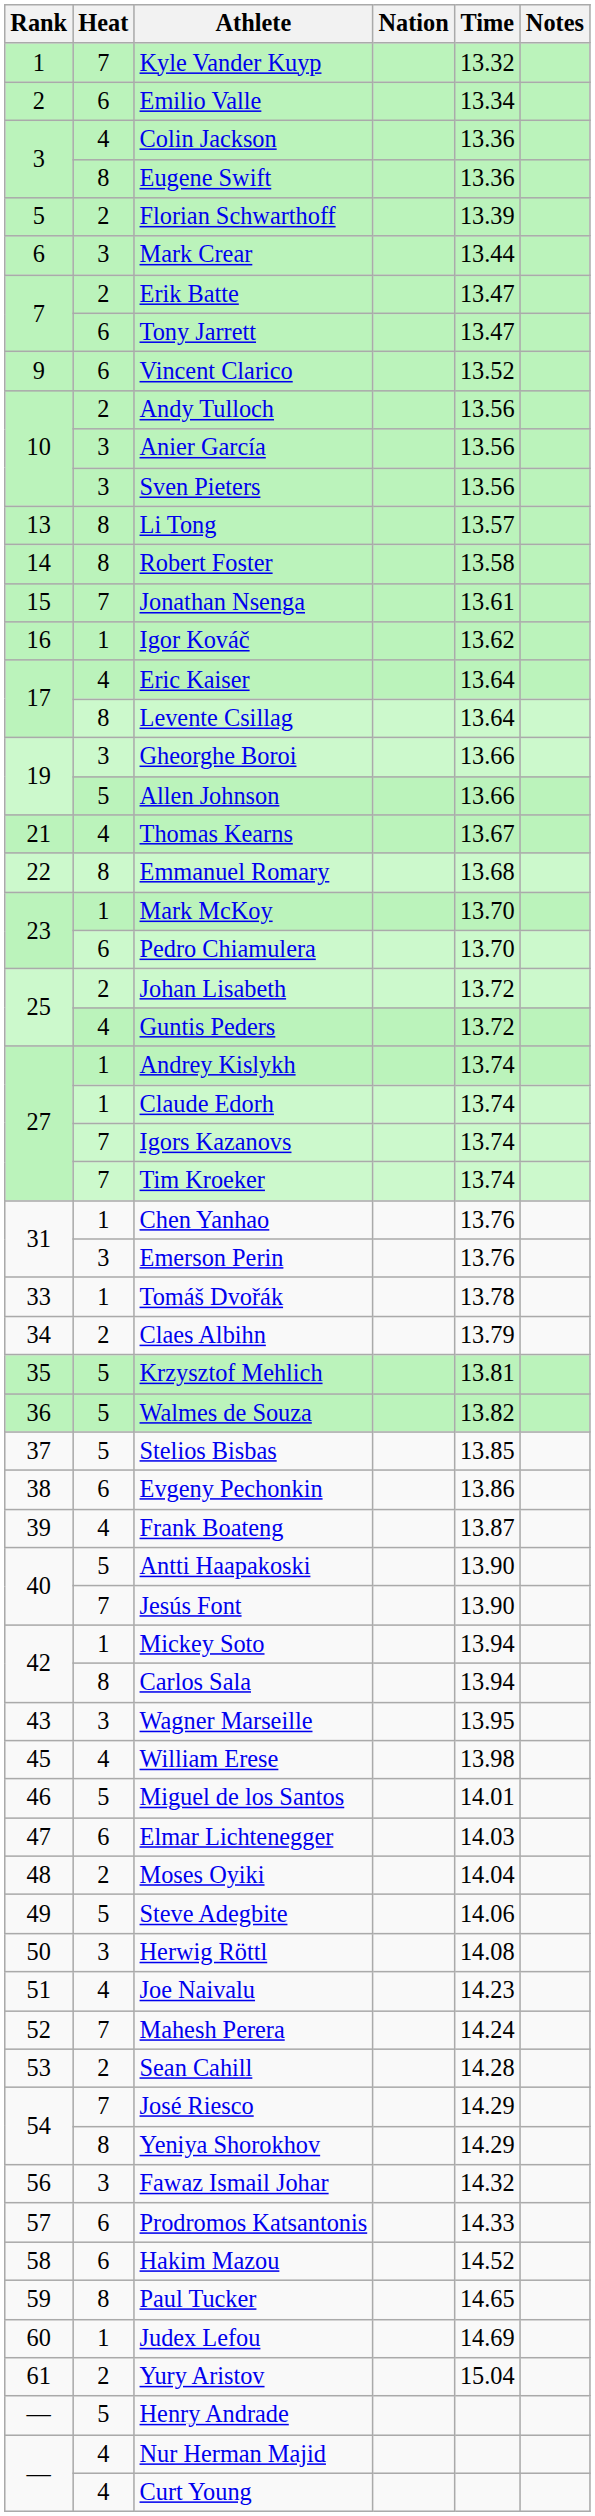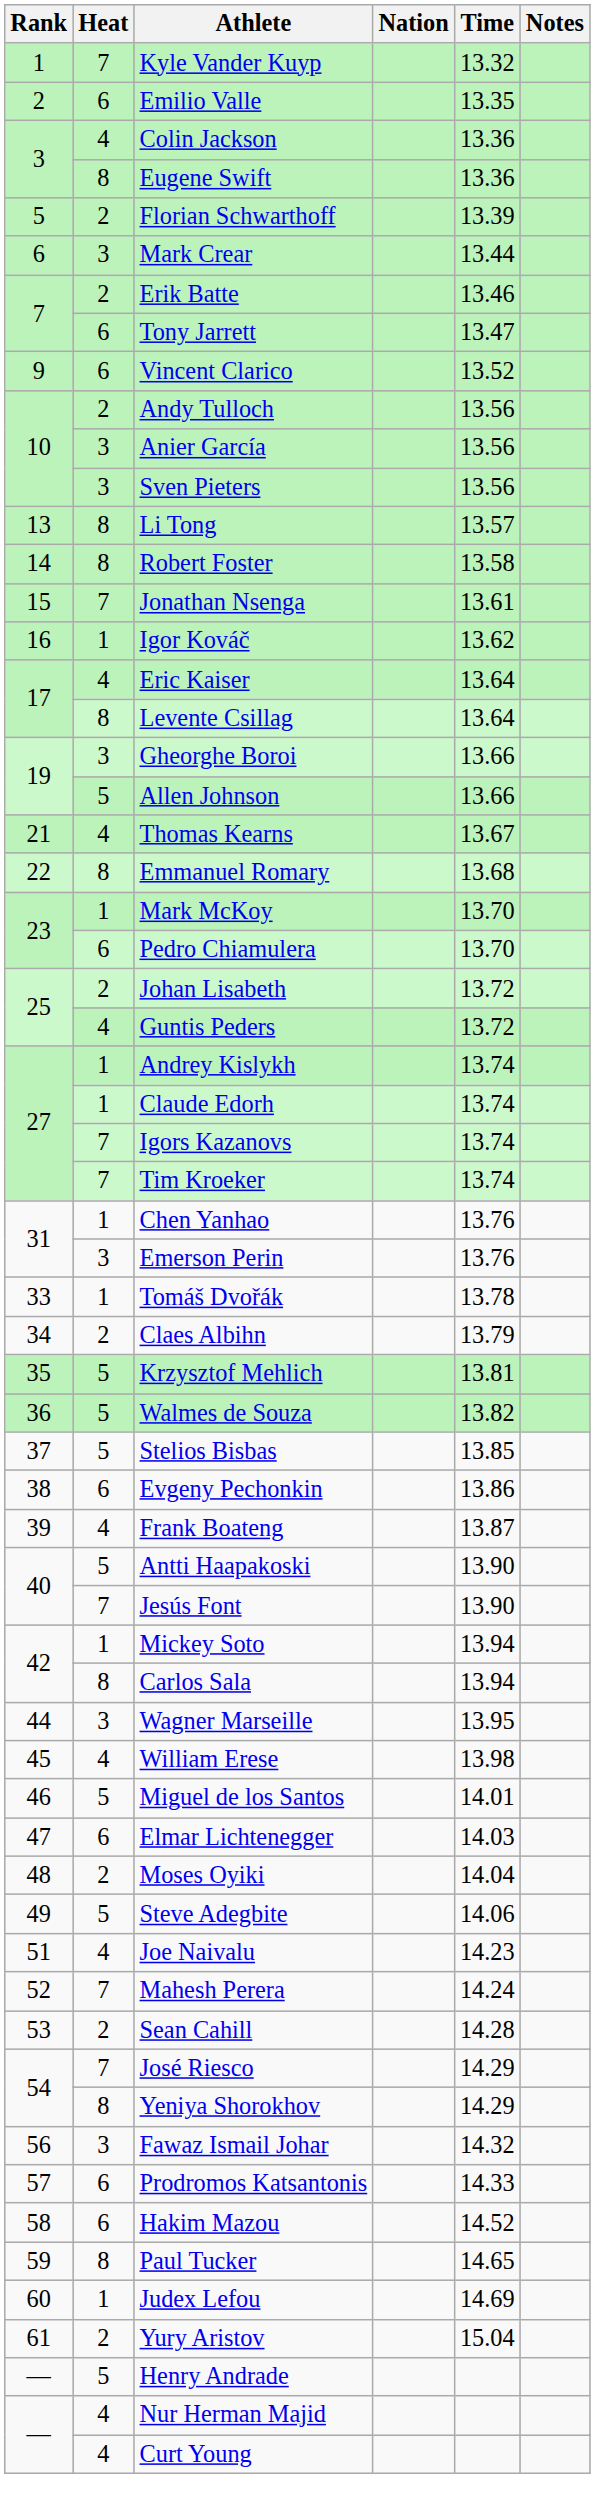(487, 100) 13.34 -> (487, 100) 13.35
(487, 293) 13.47 -> (487, 293) 13.46
(39, 1720) 43 -> (39, 1720) 44
- row: (203, 1952)
